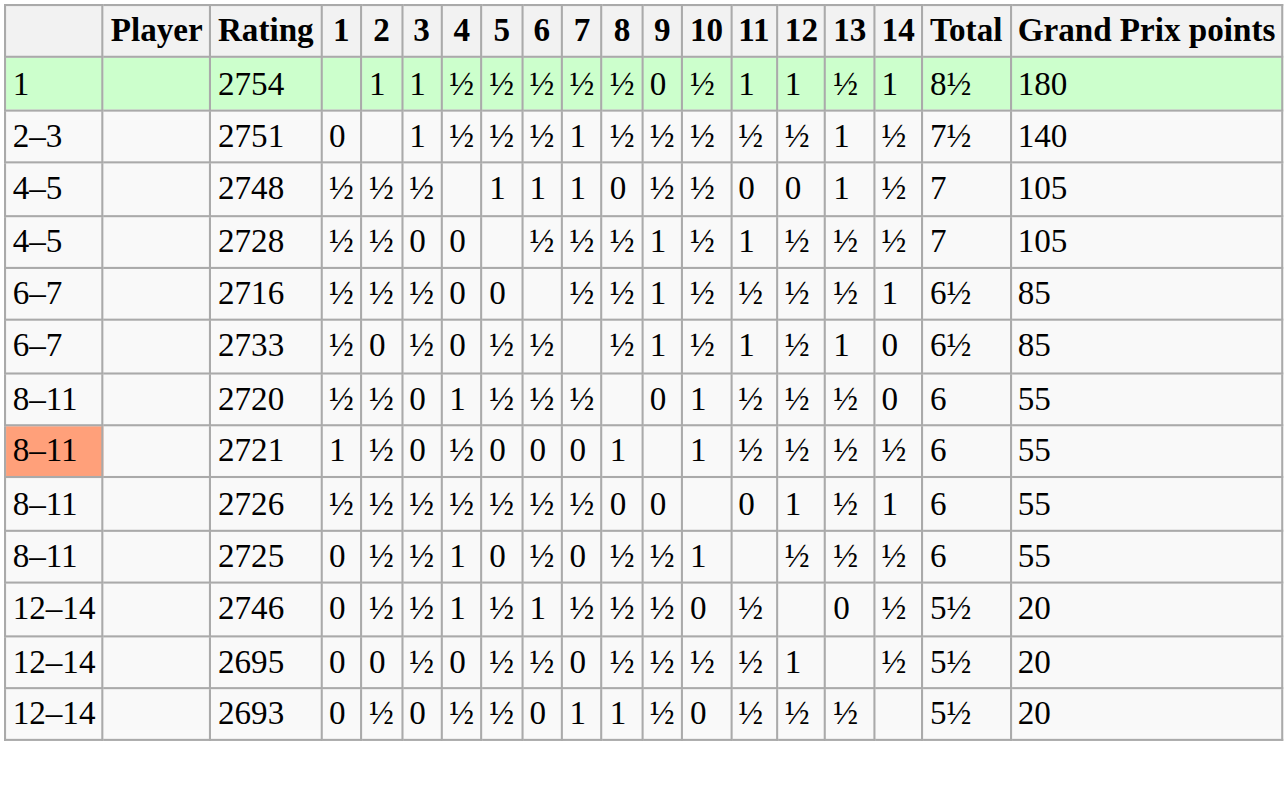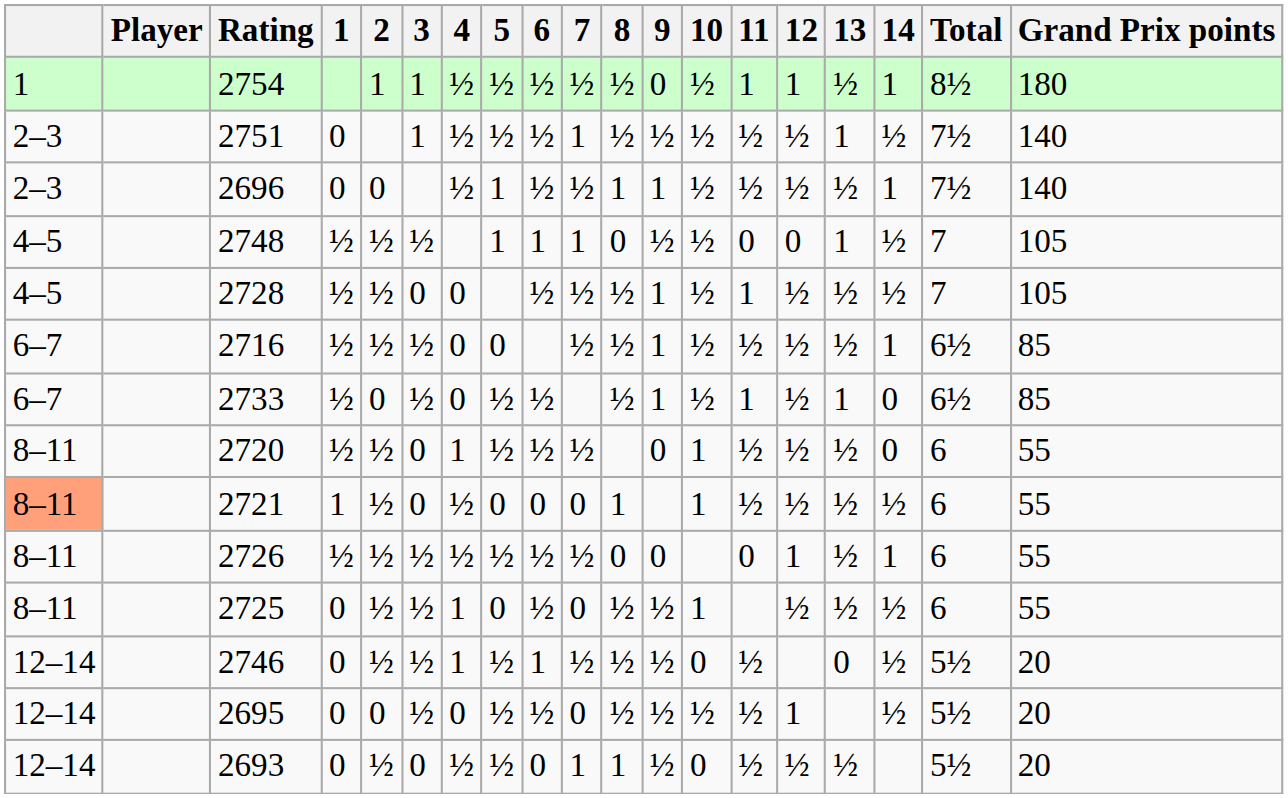+ row: (251, 188)
